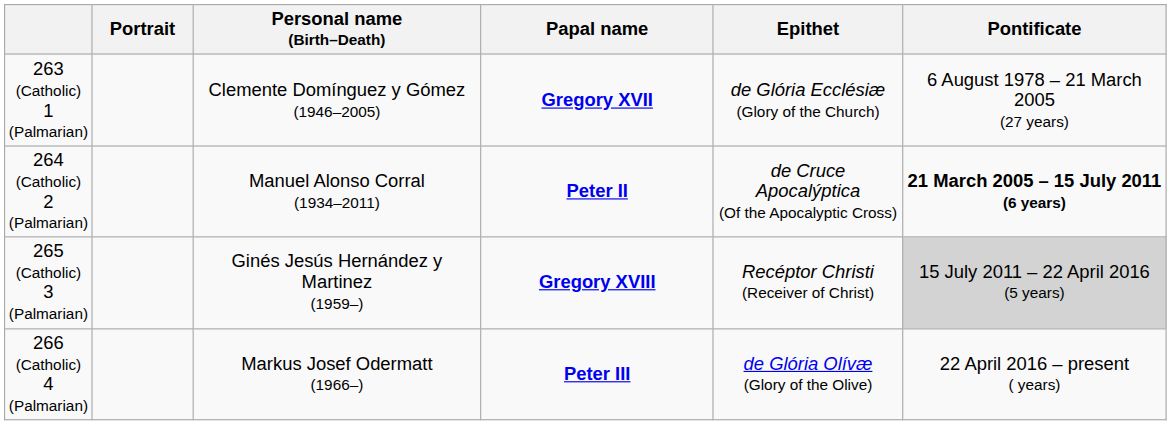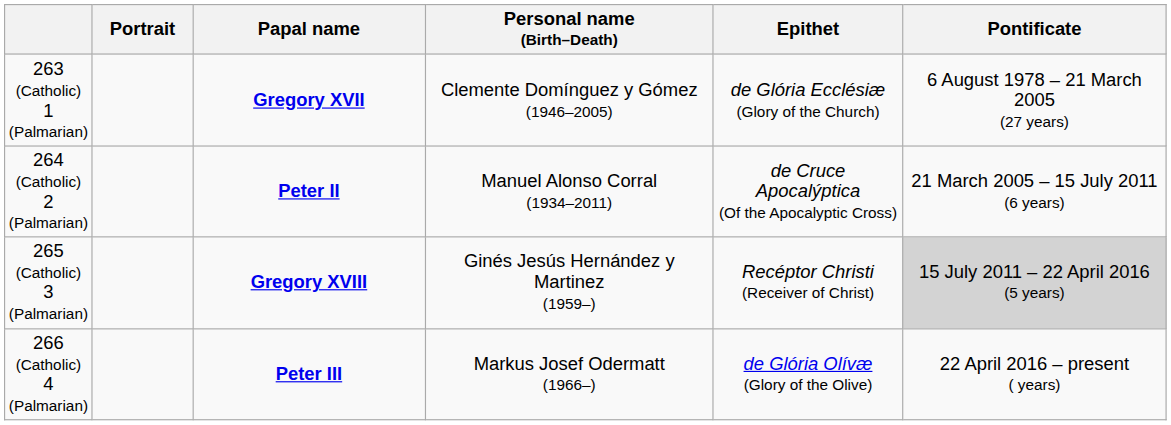columns swapped: (597, 29) <-> (337, 29)
(1034, 191) bold -> (1034, 191) normal
